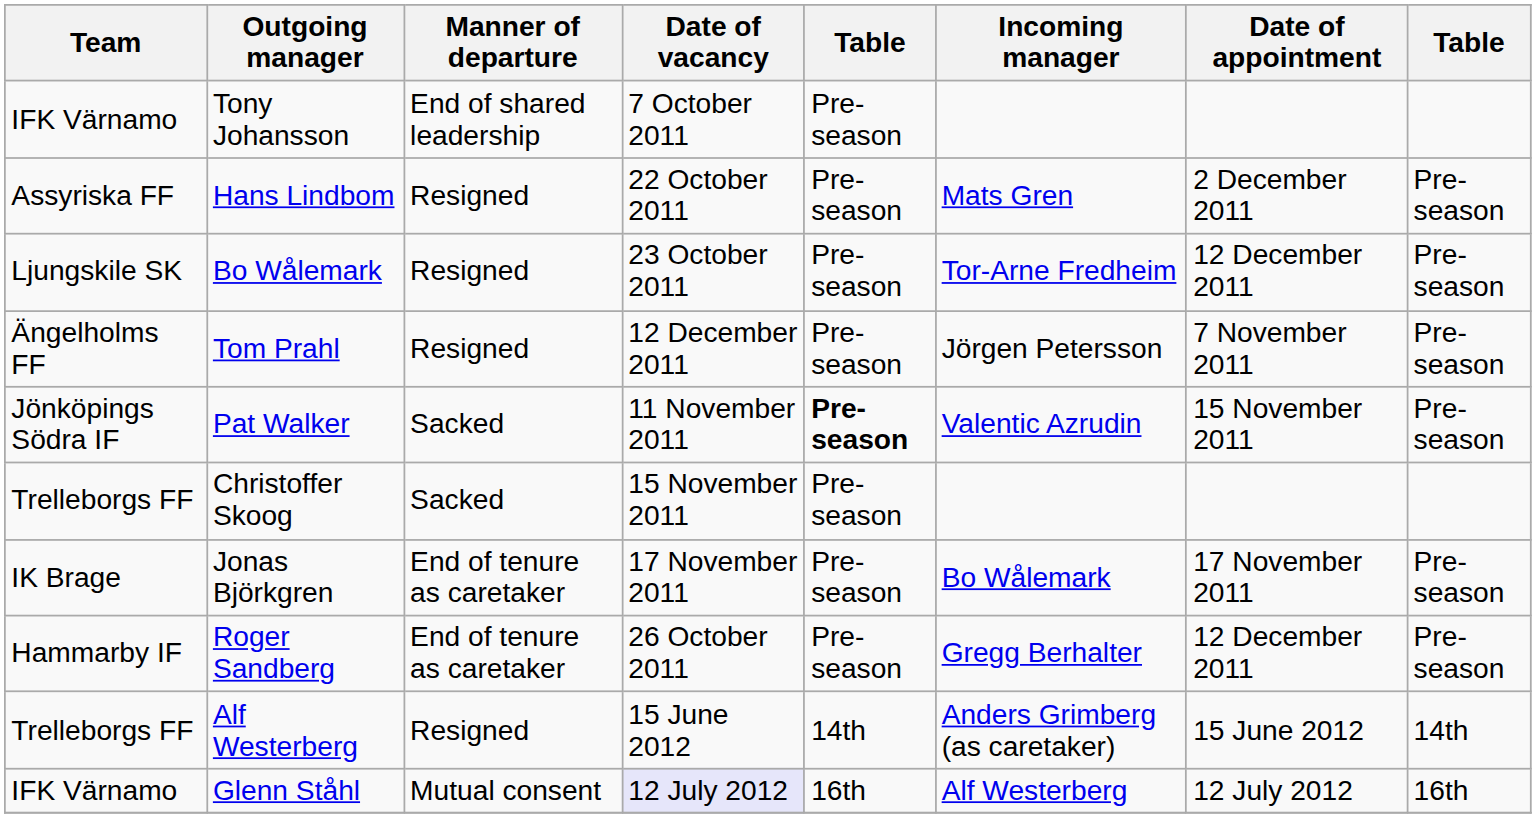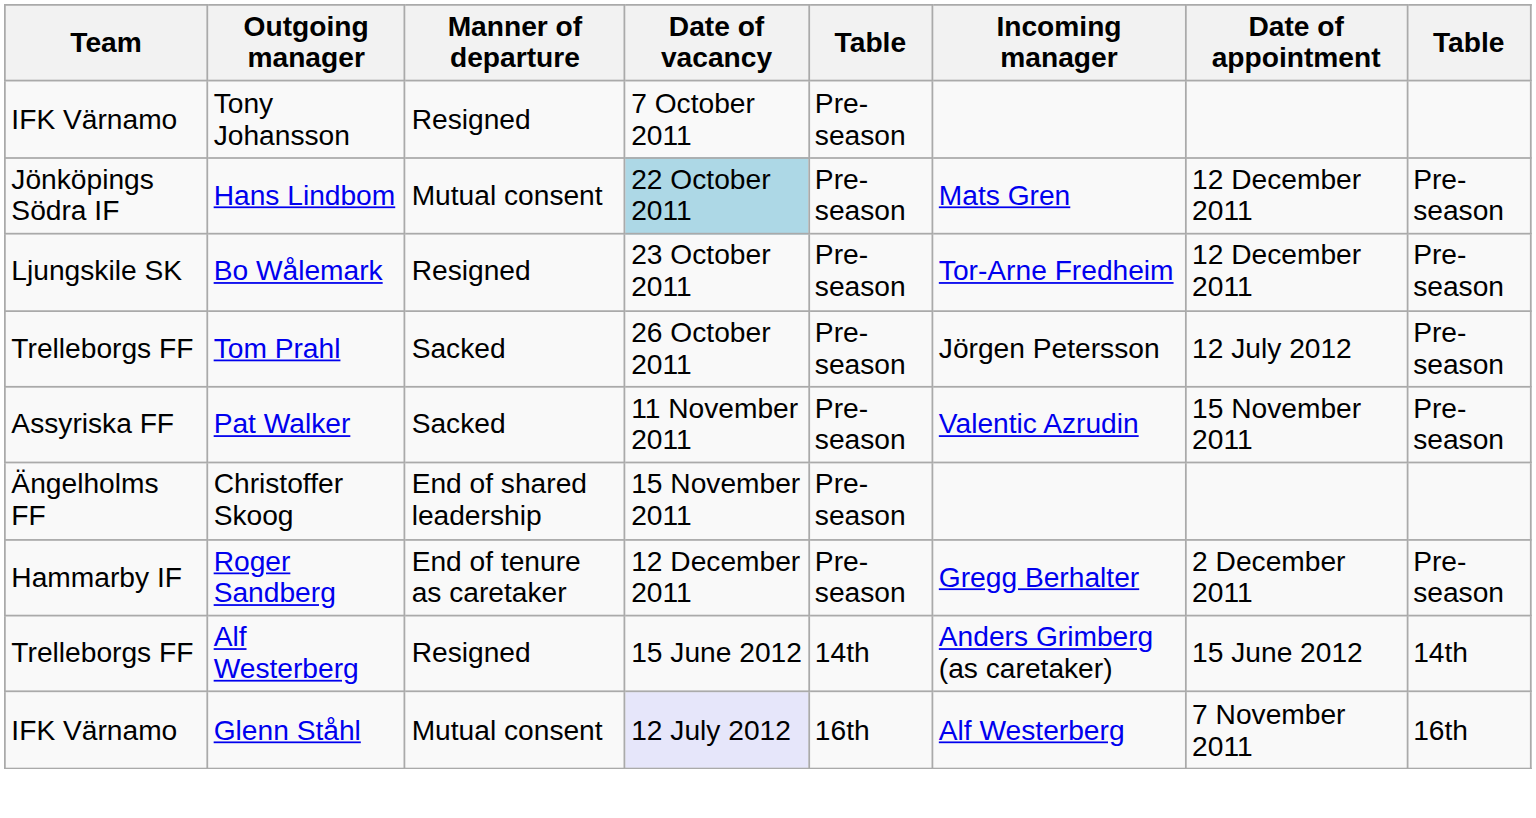(498, 119) End of shared leadership -> (471, 119) Resigned
(93, 195) Assyriska FF -> (83, 195) Jönköpings Södra IF
(470, 195) Resigned -> (507, 195) Mutual consent
(698, 195) no background -> (701, 195) lightblue background
(1270, 195) 2 December 2011 -> (1277, 195) 12 December 2011
(85, 348) Ängelholms FF -> (102, 348) Trelleborgs FF
(470, 348) Resigned -> (459, 348) Sacked
(713, 348) 12 December 2011 -> (701, 348) 26 October 2011
(1270, 348) 7 November 2011 -> (1272, 348) 12 July 2012
(83, 424) Jönköpings Södra IF -> (93, 424) Assyriska FF
(860, 424) bold -> (860, 424) normal
(102, 500) Trelleborgs FF -> (85, 500) Ängelholms FF
(457, 500) Sacked -> (499, 500) End of shared leadership
- row: (273, 577)
(698, 653) 26 October 2011 -> (716, 577) 12 December 2011
(1278, 653) 12 December 2011 -> (1269, 577) 2 December 2011
(1273, 790) 12 July 2012 -> (1269, 729) 7 November 2011
